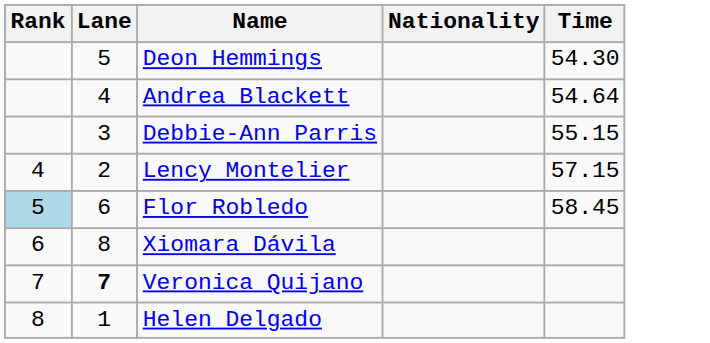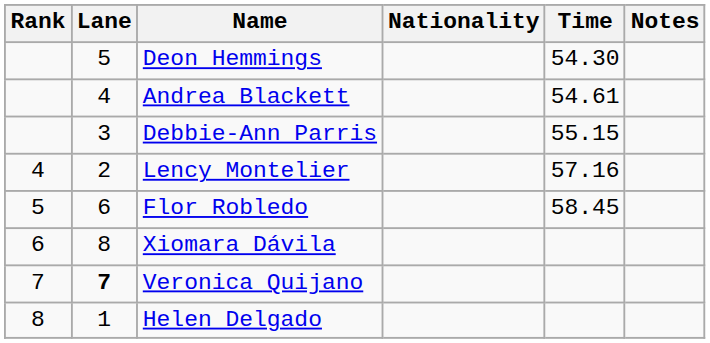+ column: (665, 24)
(585, 98) 54.64 -> (585, 98) 54.61
(585, 172) 57.15 -> (585, 172) 57.16
(38, 209) lightblue background -> (38, 209) no background
